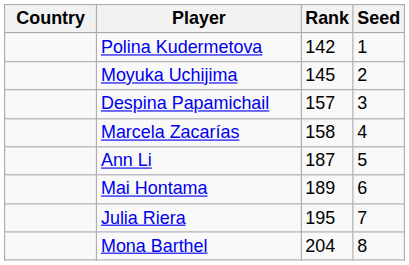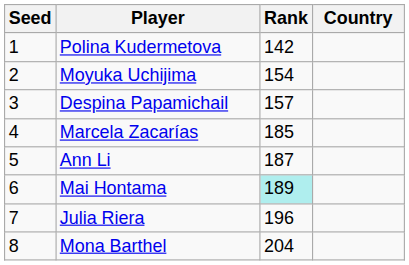columns swapped: (51, 18) <-> (379, 18)
(320, 75) 145 -> (279, 75) 154
(320, 132) 158 -> (279, 132) 185
(320, 189) no background -> (279, 189) paleturquoise background
(320, 217) 195 -> (279, 217) 196
